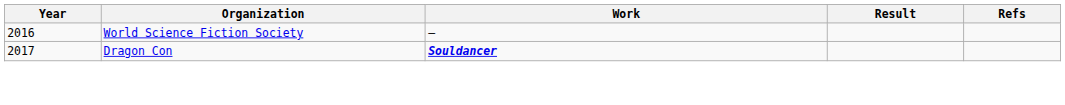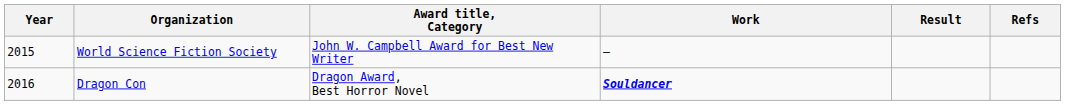+ column: (455, 20)
(21, 32) 2016 -> (21, 52) 2015
(21, 51) 2017 -> (21, 84) 2016
